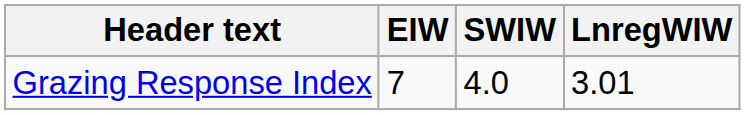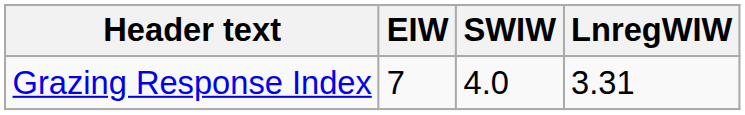(603, 82) 3.01 -> (603, 82) 3.31
